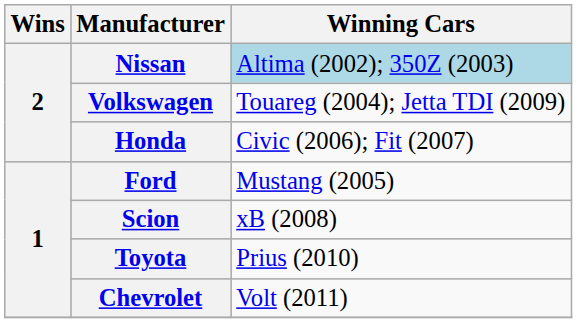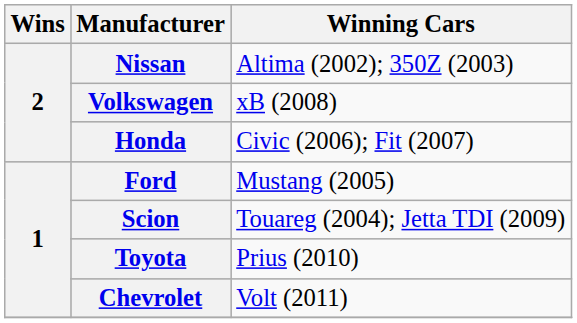(375, 63) lightblue background -> (375, 63) no background
(401, 102) Touareg (2004); Jetta TDI (2009) -> (287, 102) xB (2008)
(287, 219) xB (2008) -> (401, 219) Touareg (2004); Jetta TDI (2009)
